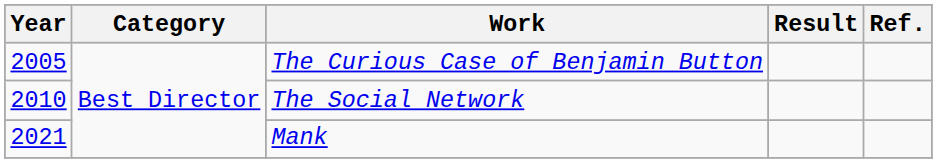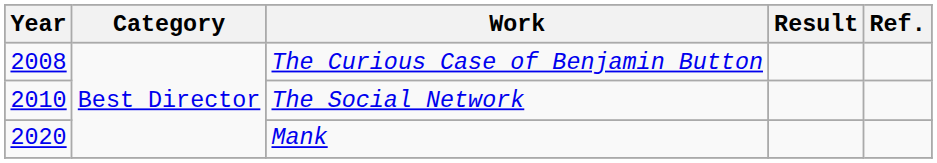(39, 62) 2005 -> (39, 62) 2008
(39, 138) 2021 -> (39, 138) 2020
